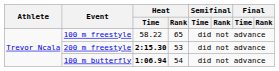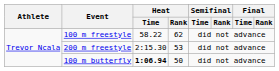(179, 35) 65 -> (179, 35) 62
(151, 47) bold -> (151, 47) normal
(179, 60) 54 -> (179, 60) 50
